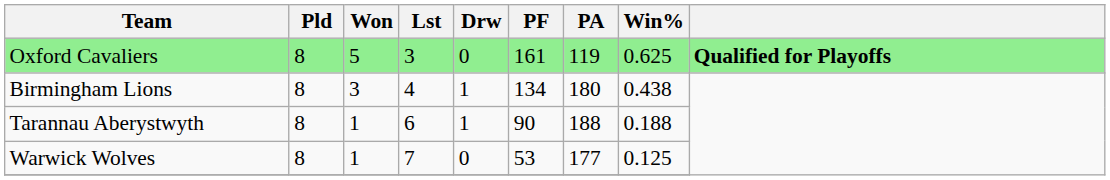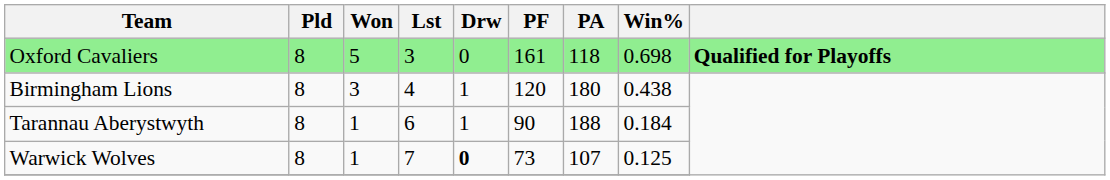(584, 55) 119 -> (584, 55) 118
(648, 55) 0.625 -> (648, 55) 0.698
(530, 89) 134 -> (530, 89) 120
(648, 123) 0.188 -> (648, 123) 0.184
(464, 157) normal -> (464, 157) bold
(524, 157) 53 -> (524, 157) 73
(585, 157) 177 -> (585, 157) 107
